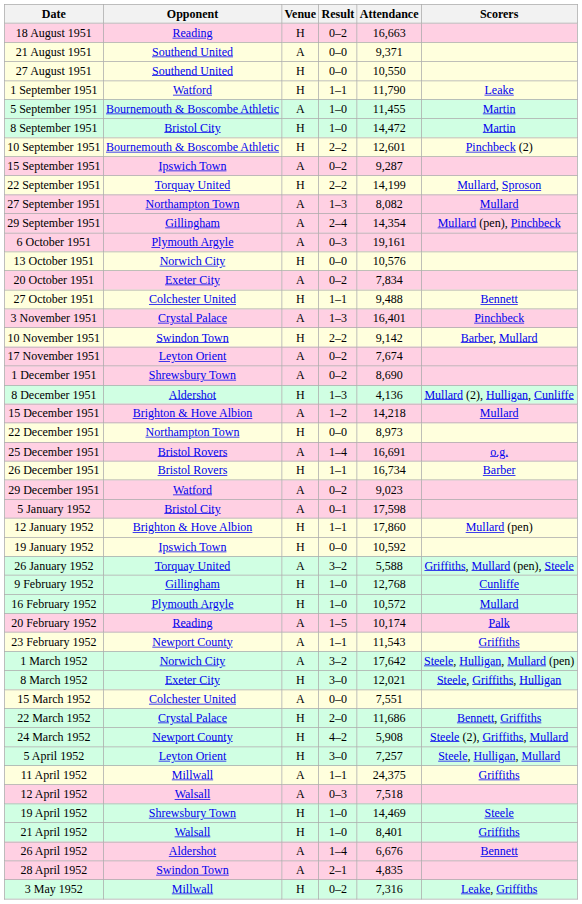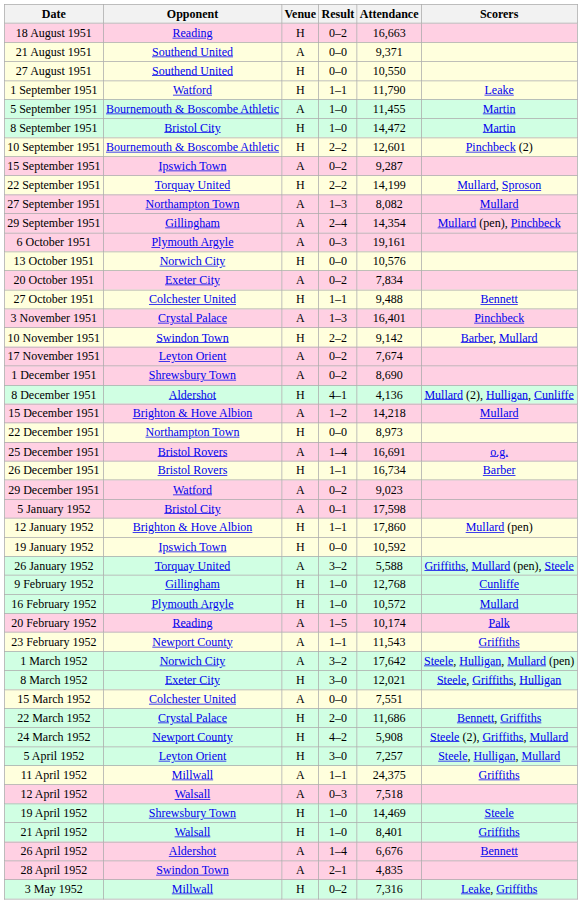(338, 394) 1–3 -> (338, 394) 4–1
